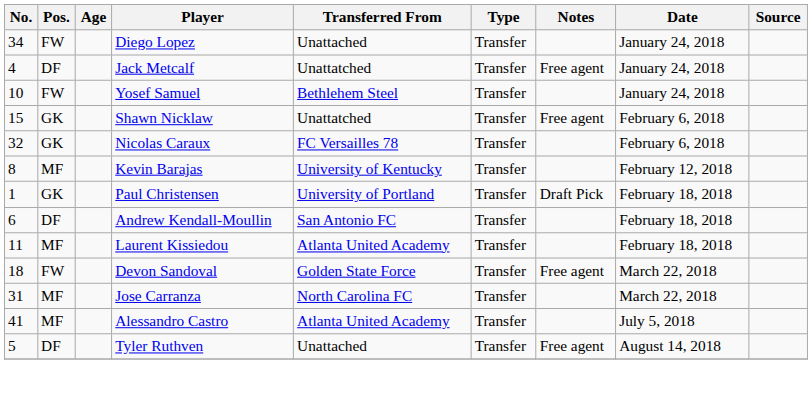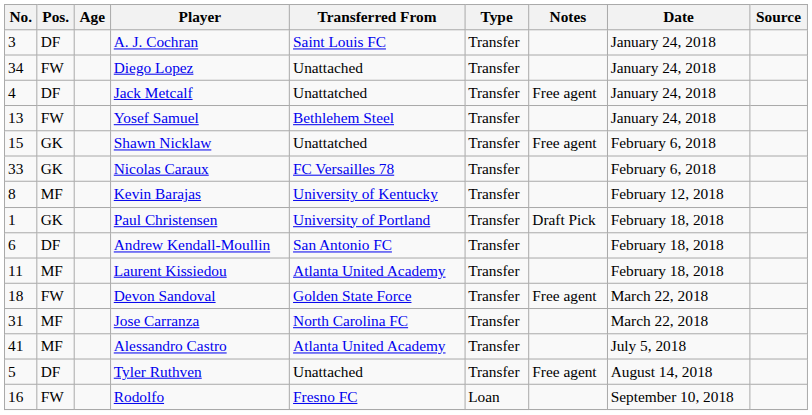+ row: (156, 42)
(16, 93) 10 -> (16, 118) 13
(16, 143) 32 -> (16, 169) 33
+ row: (139, 397)
